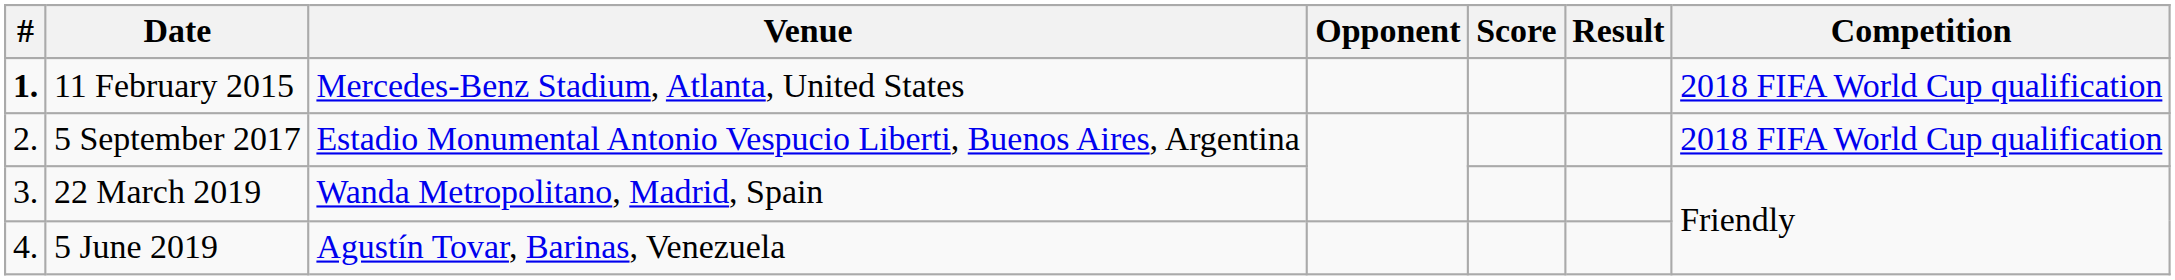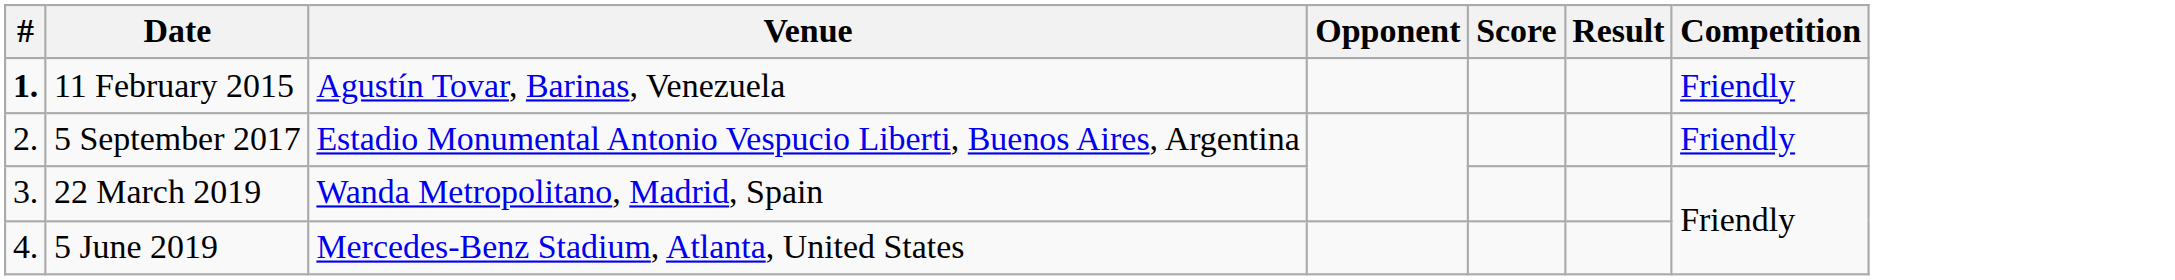(640, 85) Mercedes-Benz Stadium, Atlanta, United States -> (551, 85) Agustín Tovar, Barinas, Venezuela
(1921, 85) 2018 FIFA World Cup qualification -> (1738, 85) Friendly
(1921, 138) 2018 FIFA World Cup qualification -> (1738, 138) Friendly
(551, 246) Agustín Tovar, Barinas, Venezuela -> (640, 246) Mercedes-Benz Stadium, Atlanta, United States
